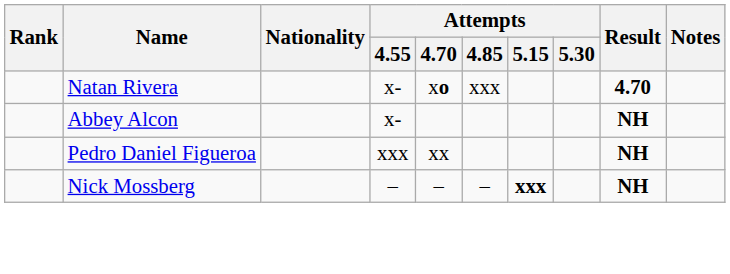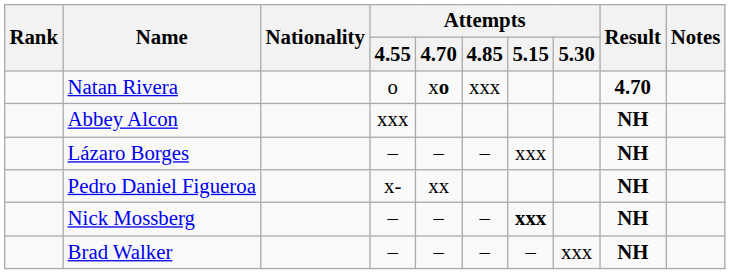(393, 86) x- -> (393, 86) o
(393, 119) x- -> (393, 119) xxx
+ row: (128, 152)
(393, 152) xxx -> (393, 185) x-
+ row: (120, 251)
